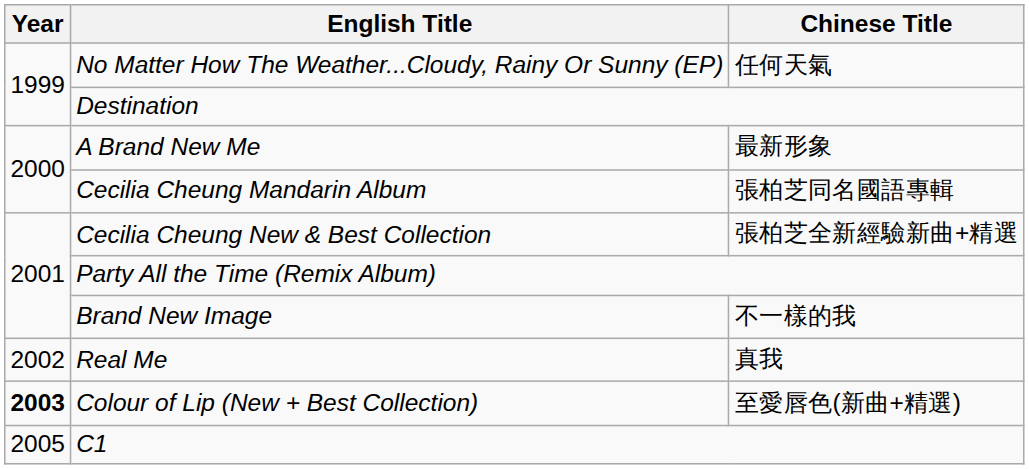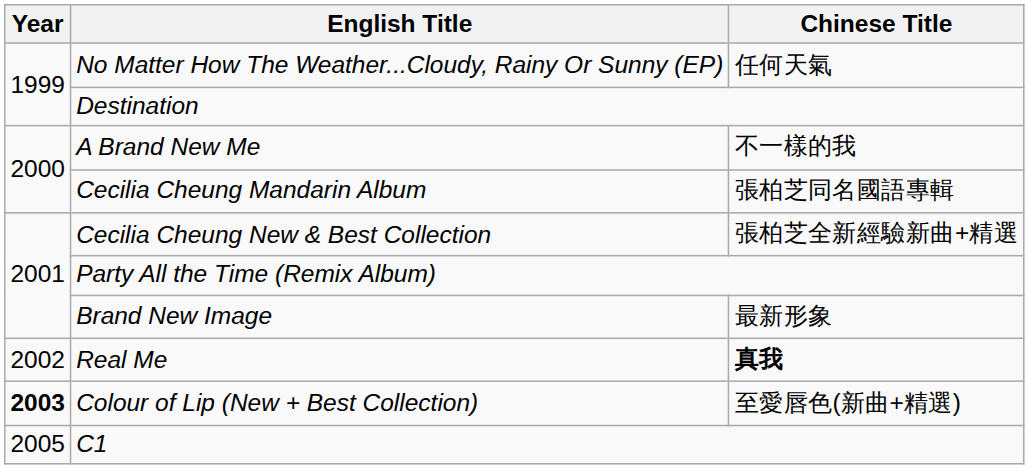(784, 146) 最新形象 -> (796, 146) 不一樣的我
(796, 315) 不一樣的我 -> (784, 315) 最新形象
(759, 358) normal -> (759, 358) bold
